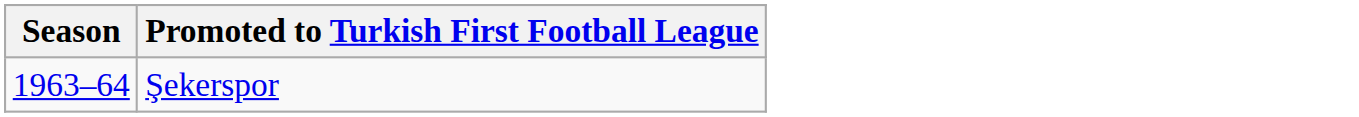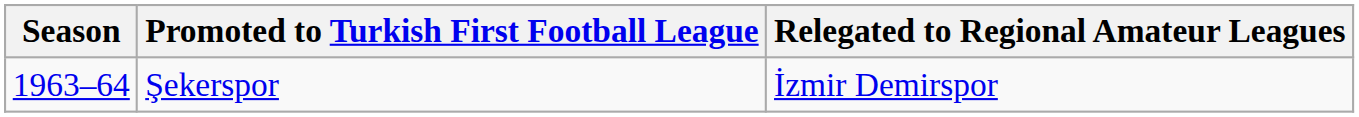+ column: (1060, 31)
